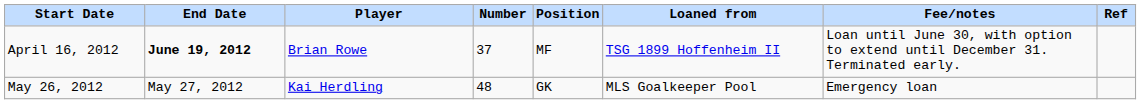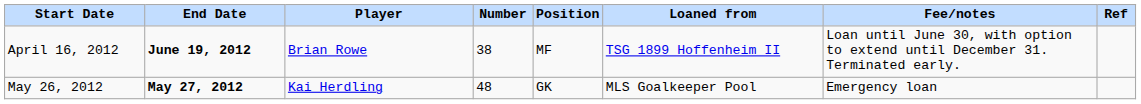(484, 52) 37 -> (484, 52) 38
(195, 88) normal -> (195, 88) bold
